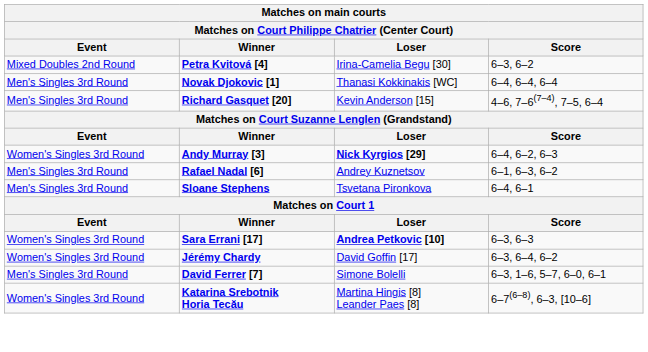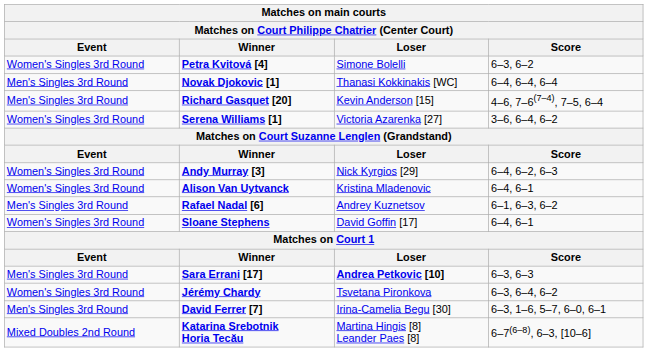(71, 64) Mixed Doubles 2nd Round -> (76, 64) Women's Singles 3rd Round
(394, 64) Irina-Camelia Begu [30] -> (371, 64) Simone Bolelli
+ row: (232, 119)
(381, 154) bold -> (377, 171) normal
+ row: (235, 188)
(67, 188) Men's Singles 3rd Round -> (76, 223) Women's Singles 3rd Round
(384, 188) Tsvetana Pironkova -> (377, 223) David Goffin [17]
(76, 240) Women's Singles 3rd Round -> (67, 274) Men's Singles 3rd Round
(377, 257) David Goffin [17] -> (384, 292) Tsvetana Pironkova
(371, 274) Simone Bolelli -> (394, 309) Irina-Camelia Begu [30]
(76, 298) Women's Singles 3rd Round -> (71, 332) Mixed Doubles 2nd Round
